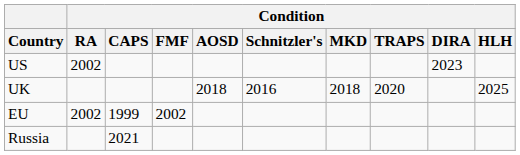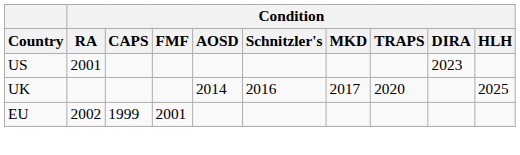(86, 65) 2002 -> (86, 65) 2001
(211, 89) 2018 -> (211, 89) 2014
(345, 89) 2018 -> (345, 89) 2017
(171, 114) 2002 -> (171, 114) 2001
- row: (29, 138)
